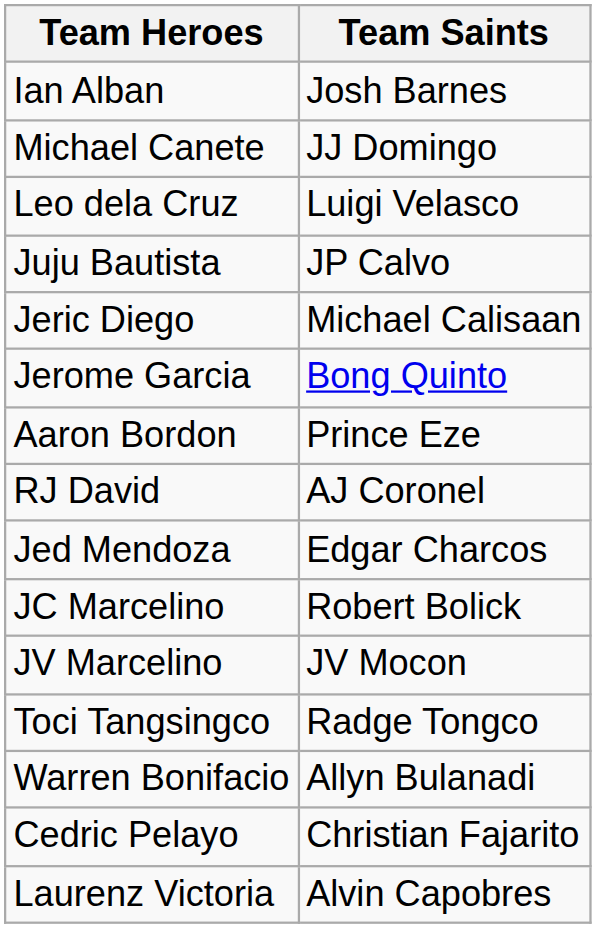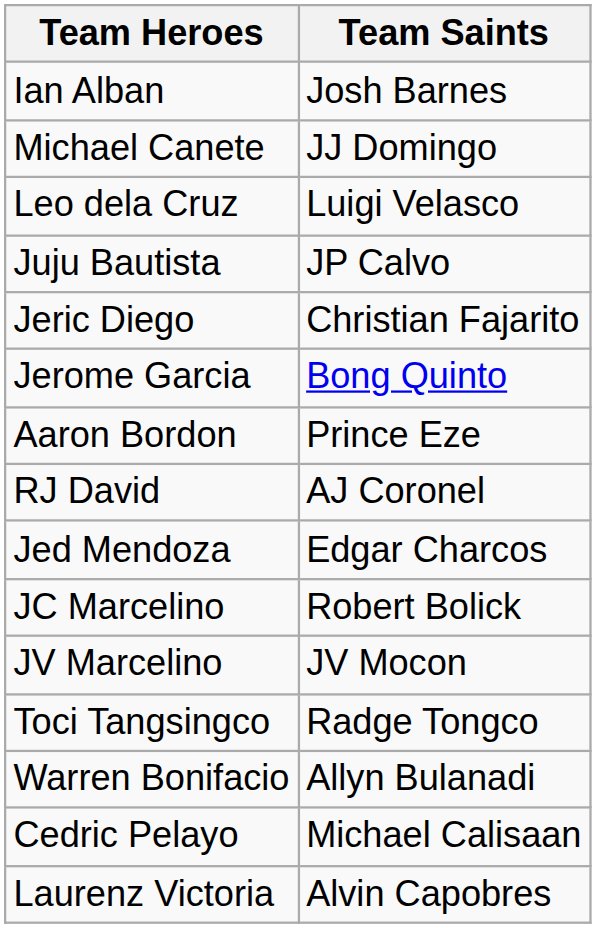(444, 319) Michael Calisaan -> (443, 319) Christian Fajarito
(443, 836) Christian Fajarito -> (444, 836) Michael Calisaan
